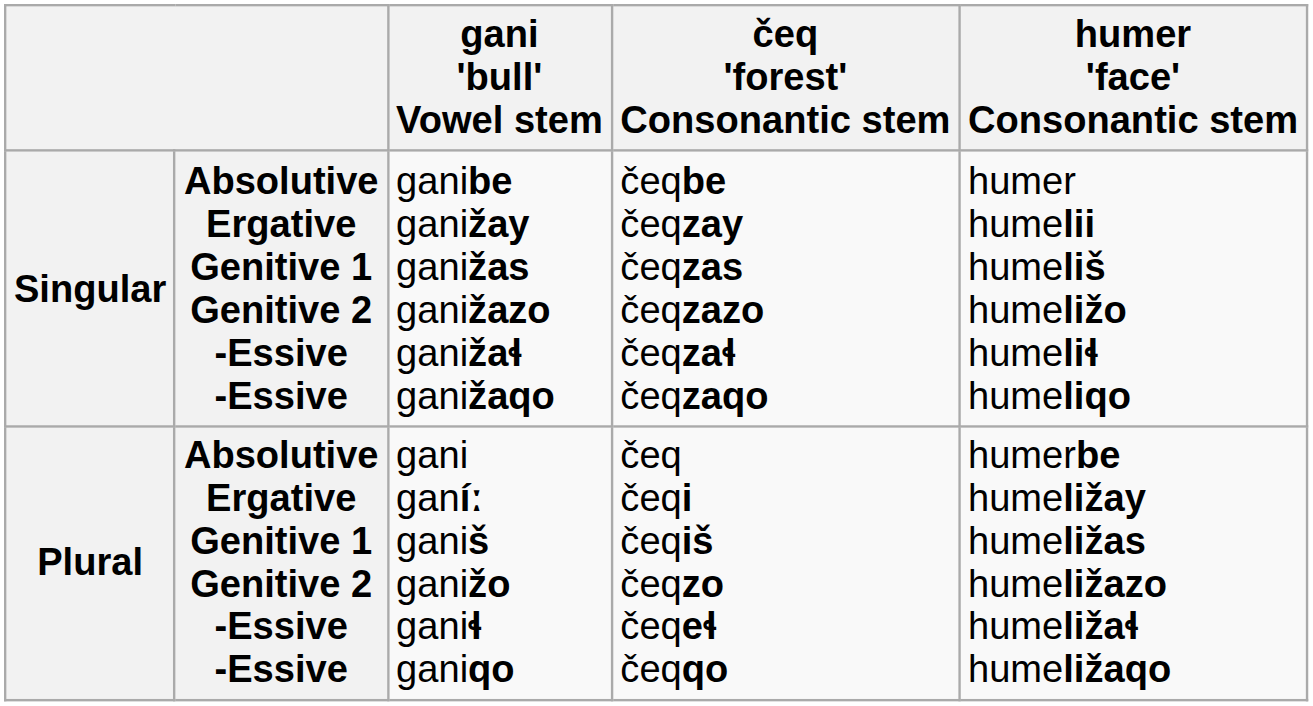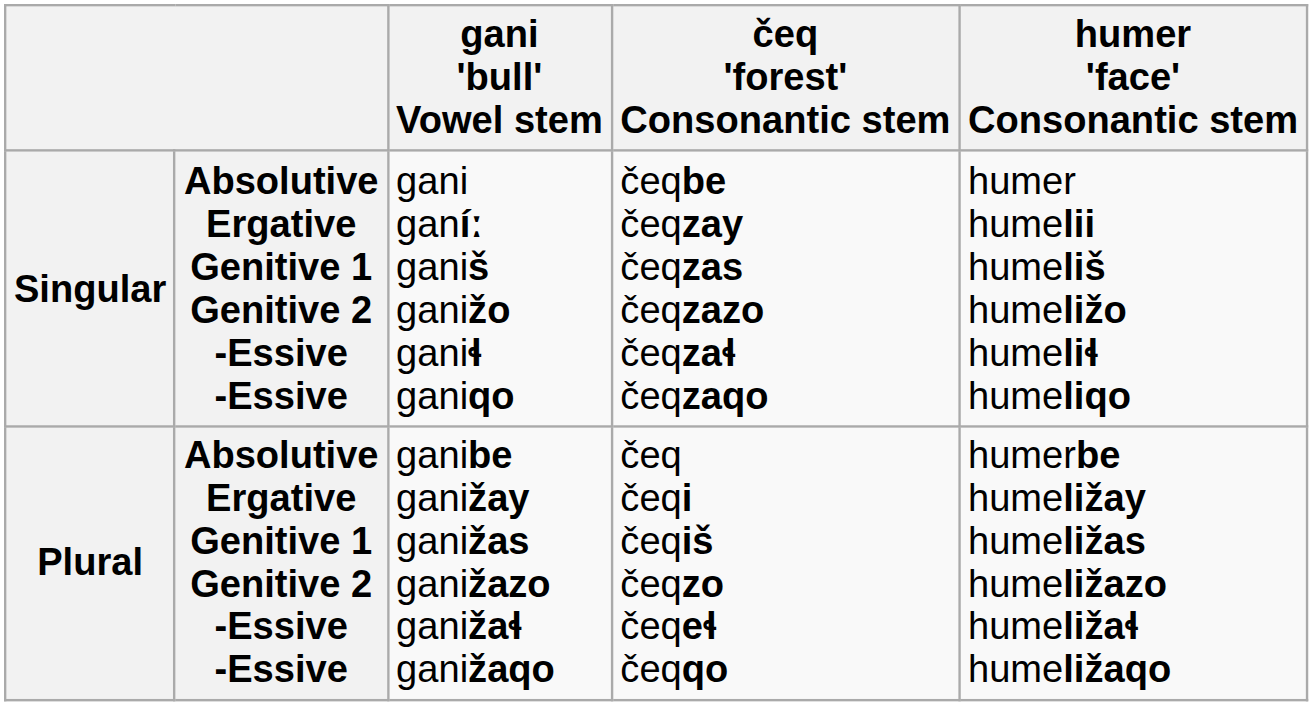(475, 287) ganibe ganižay ganižas ganižazo ganižaɬ ganižaqo -> (455, 287) gani ganíː ganiš ganižo ganiɬ ganiqo
(455, 562) gani ganíː ganiš ganižo ganiɬ ganiqo -> (475, 562) ganibe ganižay ganižas ganižazo ganižaɬ ganižaqo
